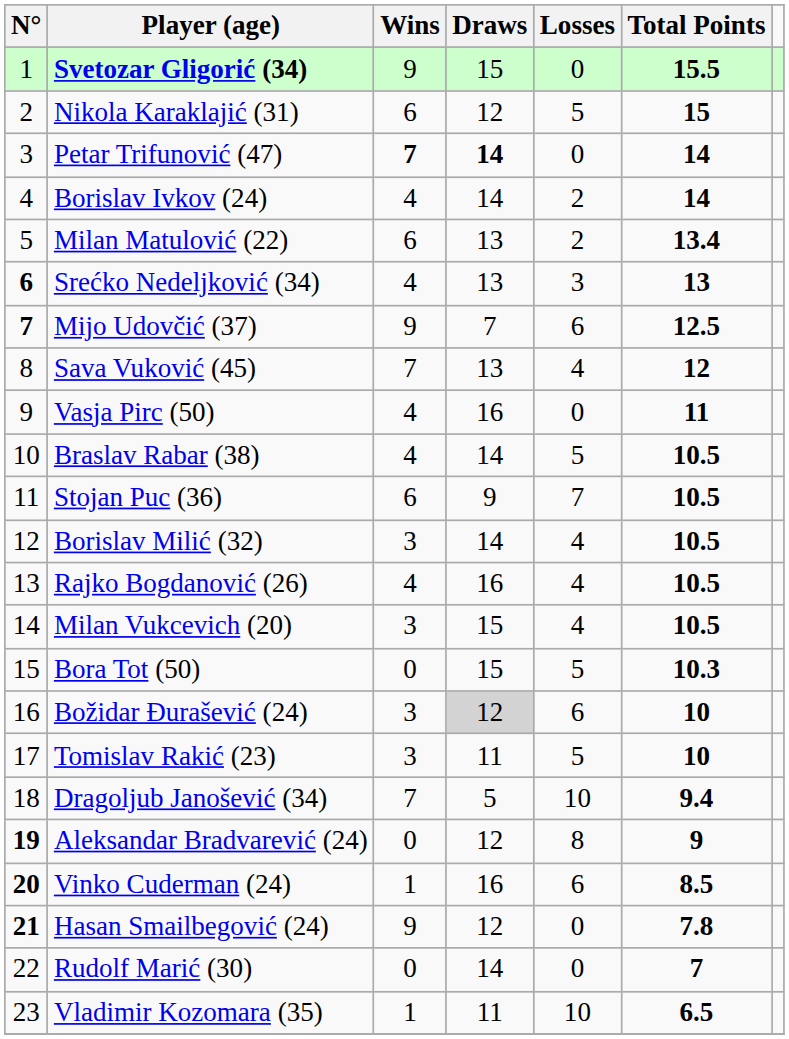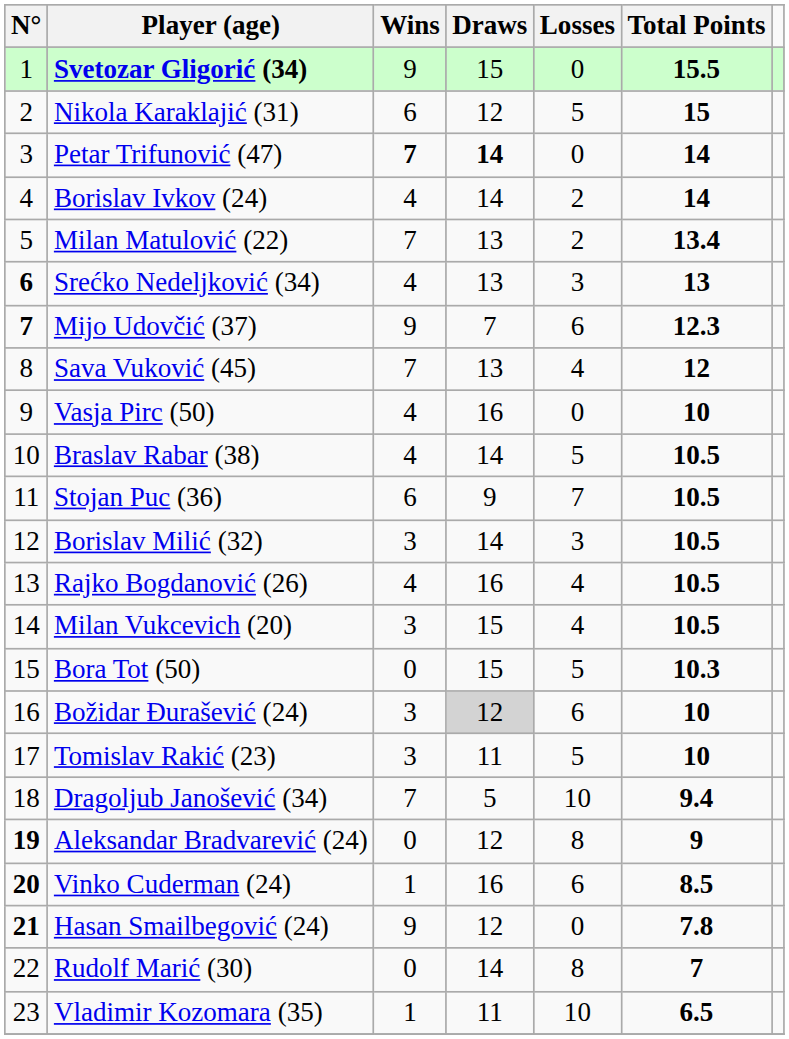(410, 240) 6 -> (410, 240) 7
(696, 326) 12.5 -> (696, 326) 12.3
(696, 411) 11 -> (696, 411) 10
(577, 540) 4 -> (577, 540) 3
(577, 969) 0 -> (577, 969) 8
